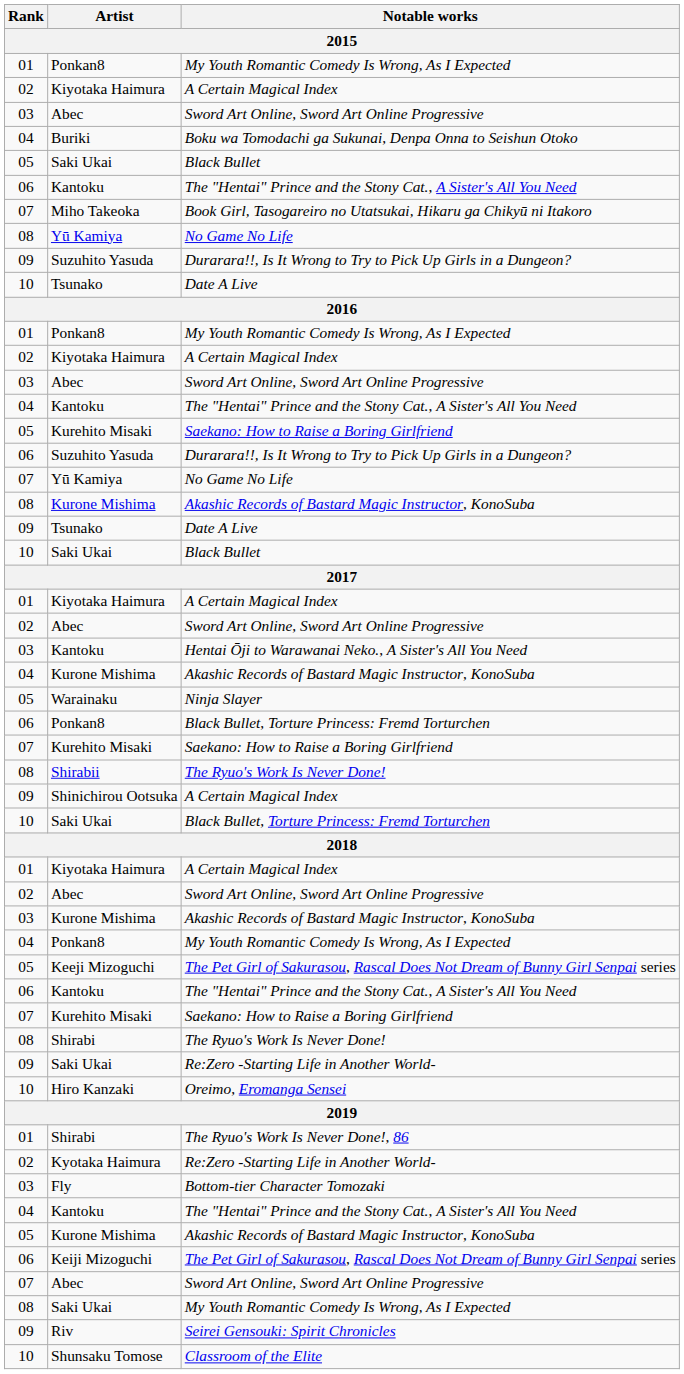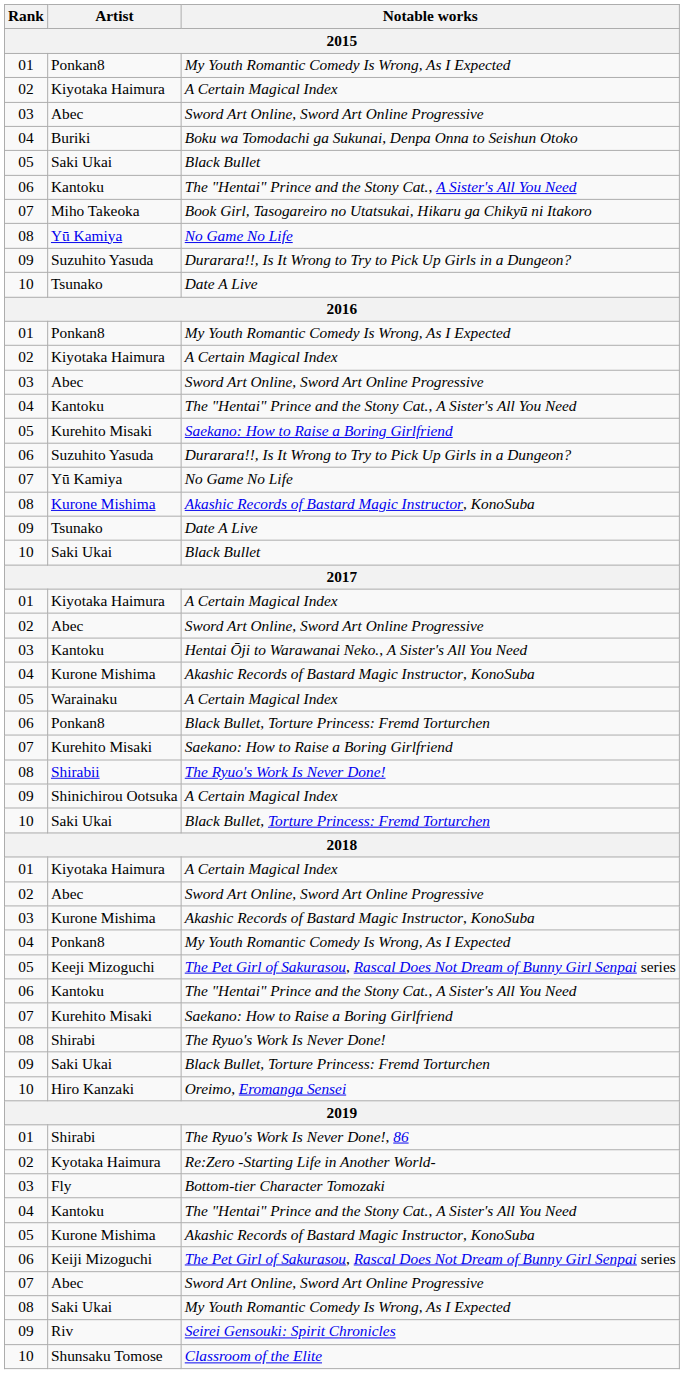(223, 698) Ninja Slayer -> (261, 698) A Certain Magical Index
(310, 1064) Re:Zero -Starting Life in Another World- -> (337, 1064) Black Bullet, Torture Princess: Fremd Torturchen
